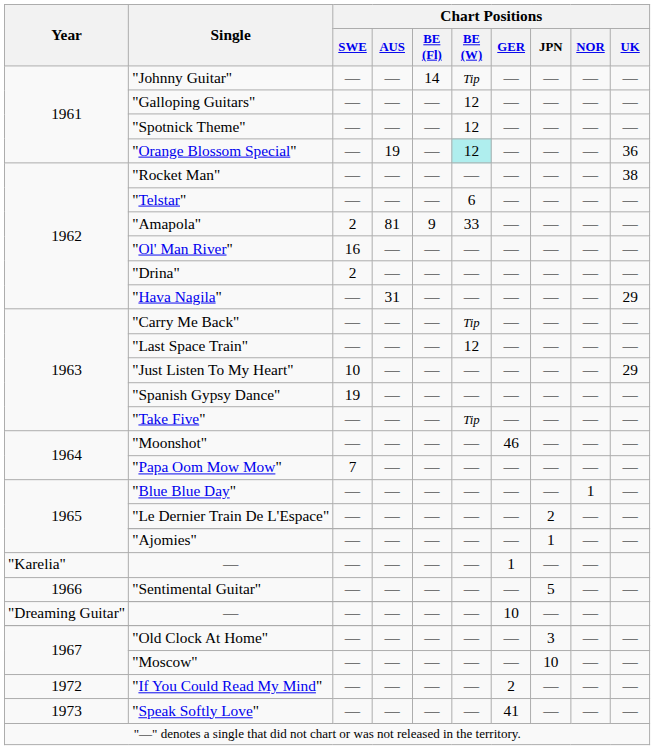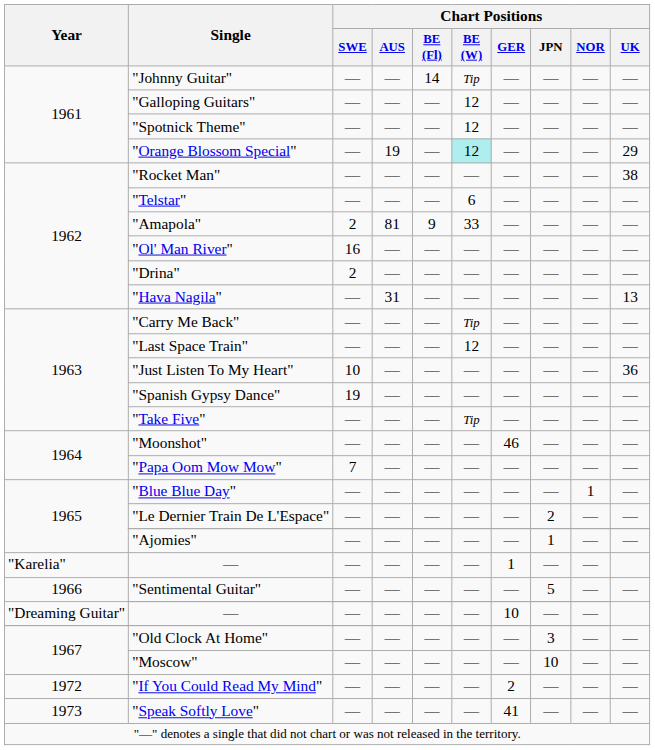(630, 150) 36 -> (630, 150) 29
(630, 297) 29 -> (630, 297) 13
(630, 370) 29 -> (630, 370) 36
